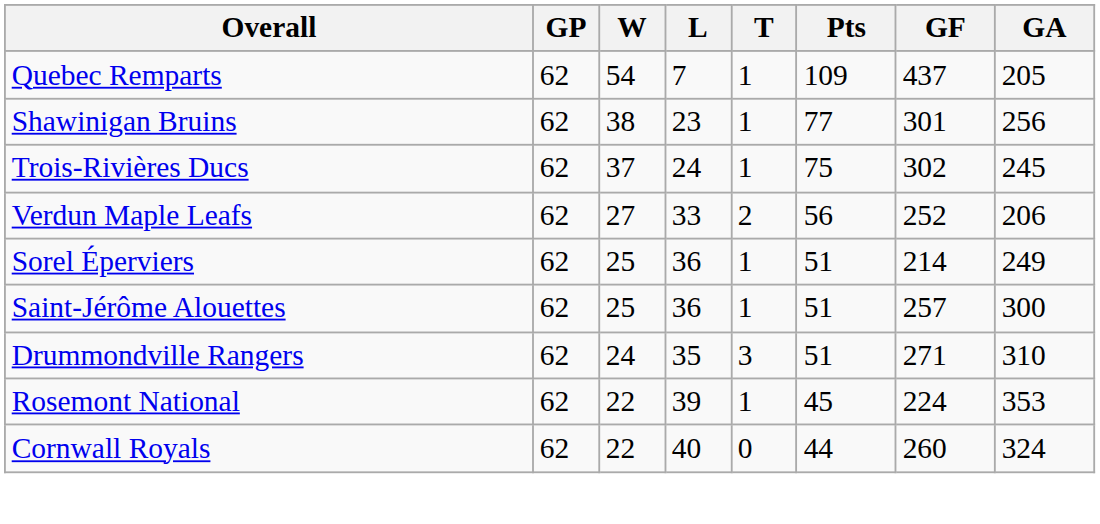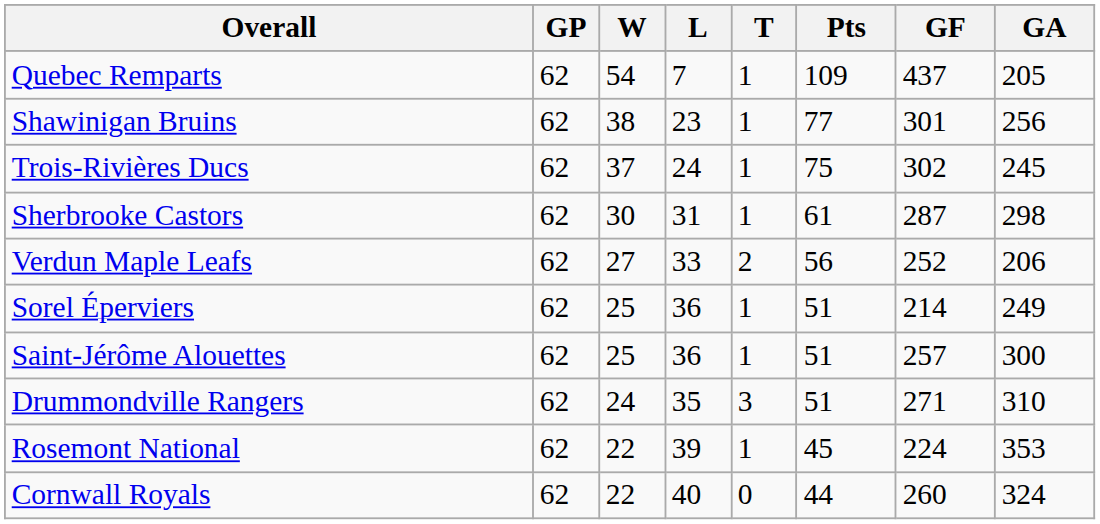+ row: (127, 214)
